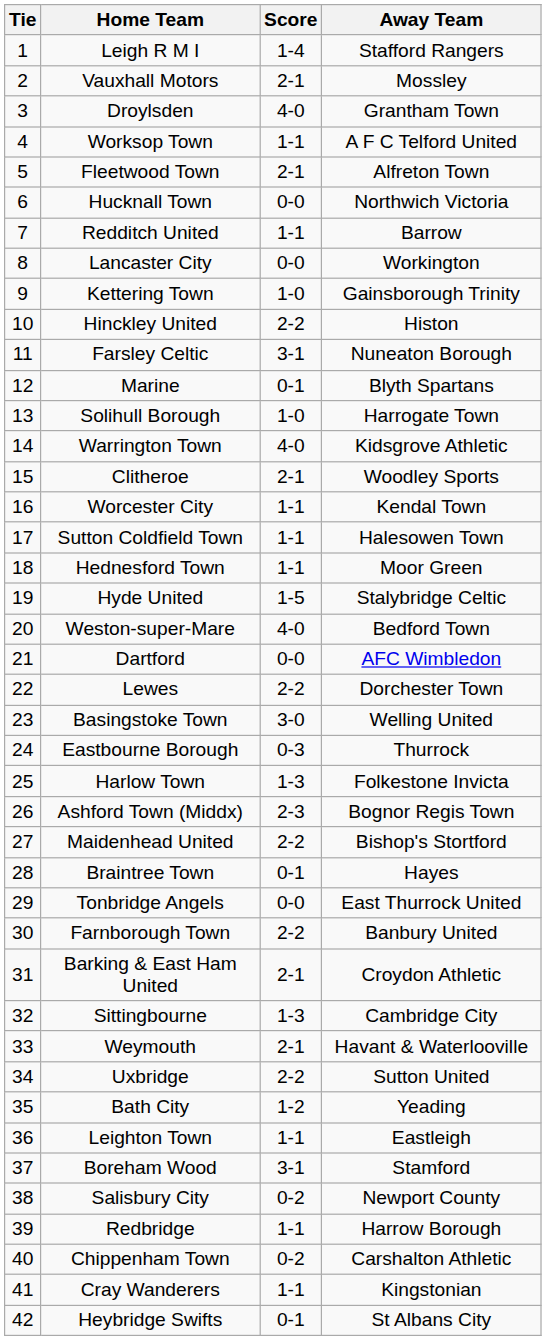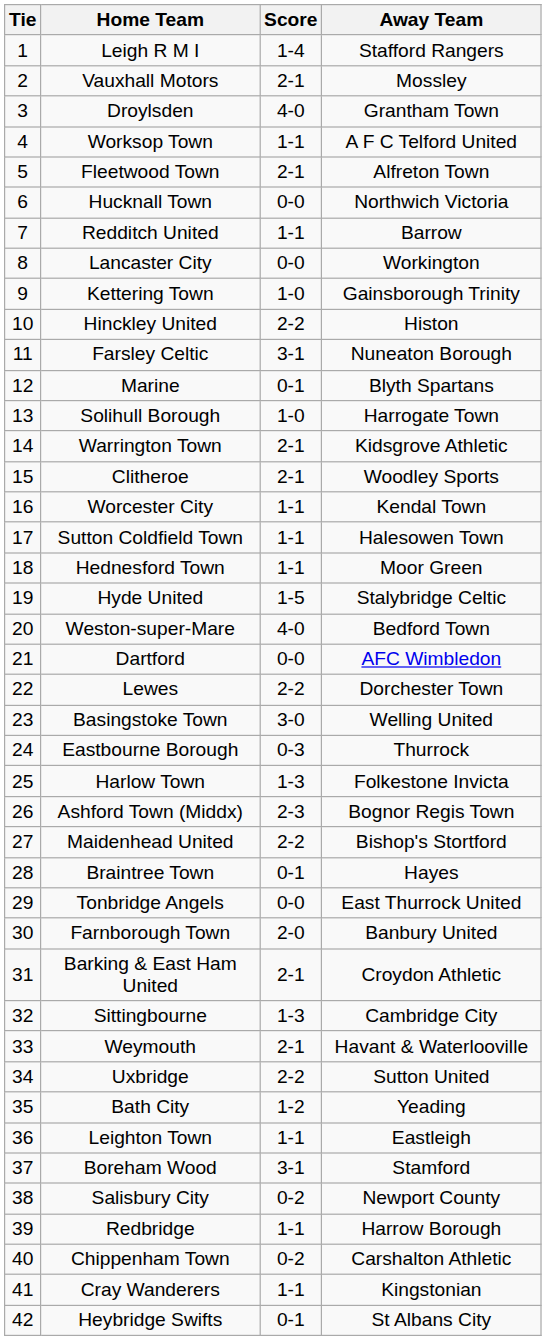(291, 446) 4-0 -> (291, 446) 2-1
(291, 933) 2-2 -> (291, 933) 2-0
